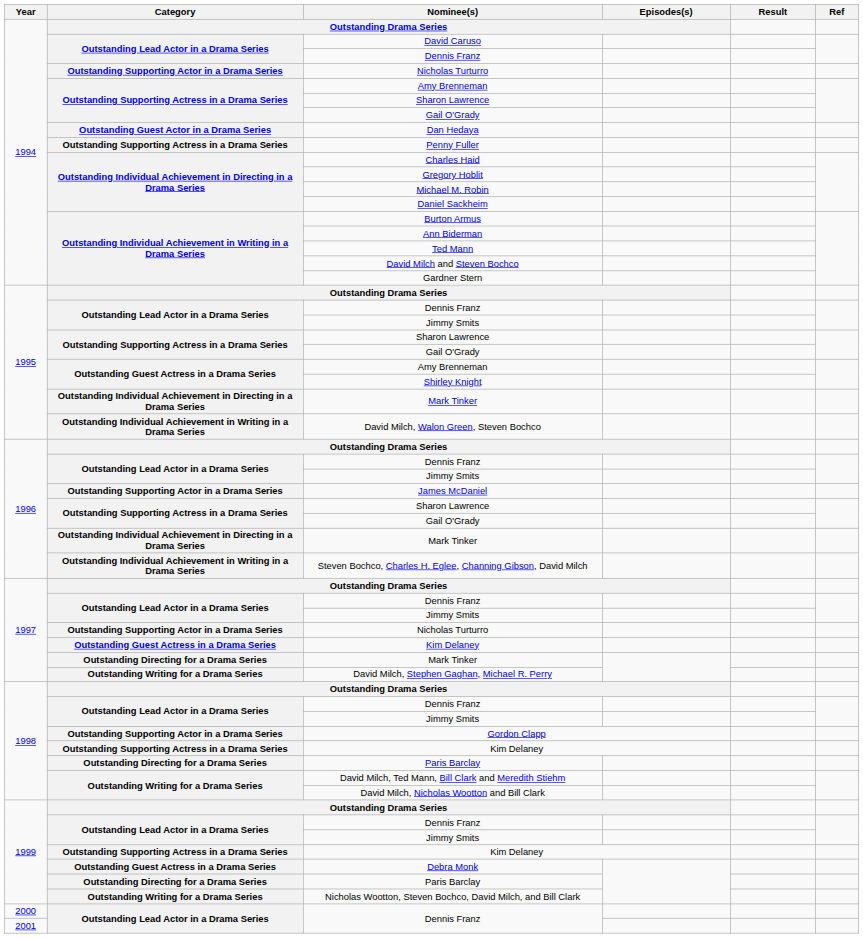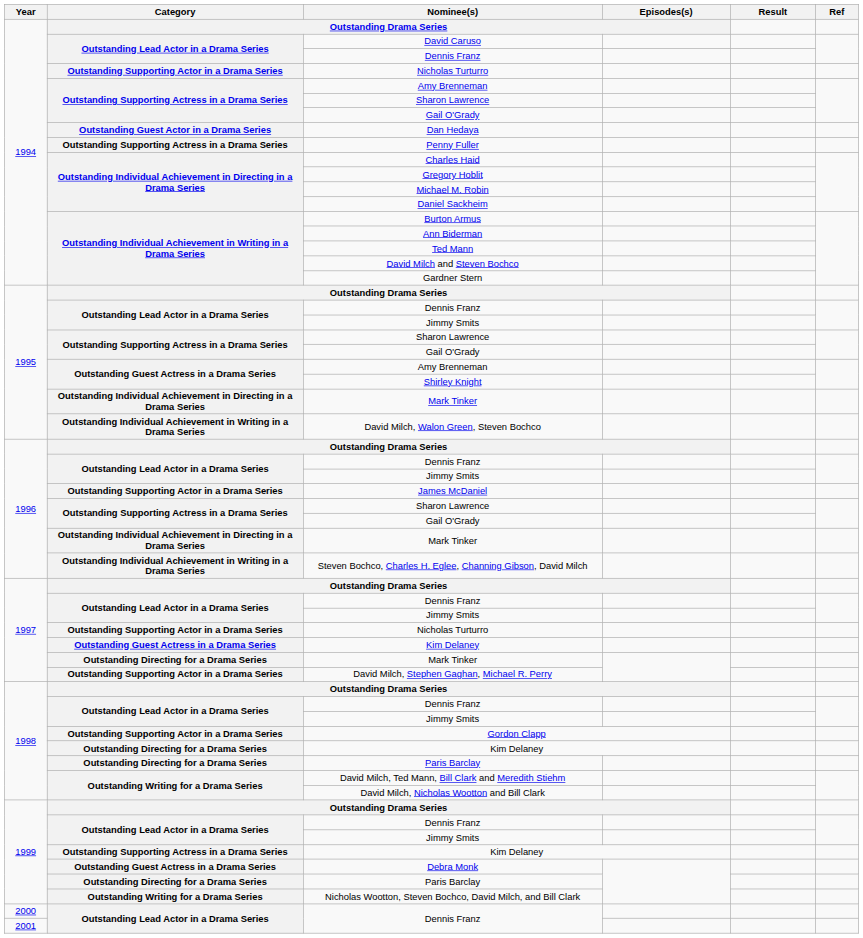(175, 675) Outstanding Writing for a Drama Series -> (175, 675) Outstanding Supporting Actor in a Drama Series
(175, 749) Outstanding Supporting Actress in a Drama Series -> (175, 749) Outstanding Directing for a Drama Series
